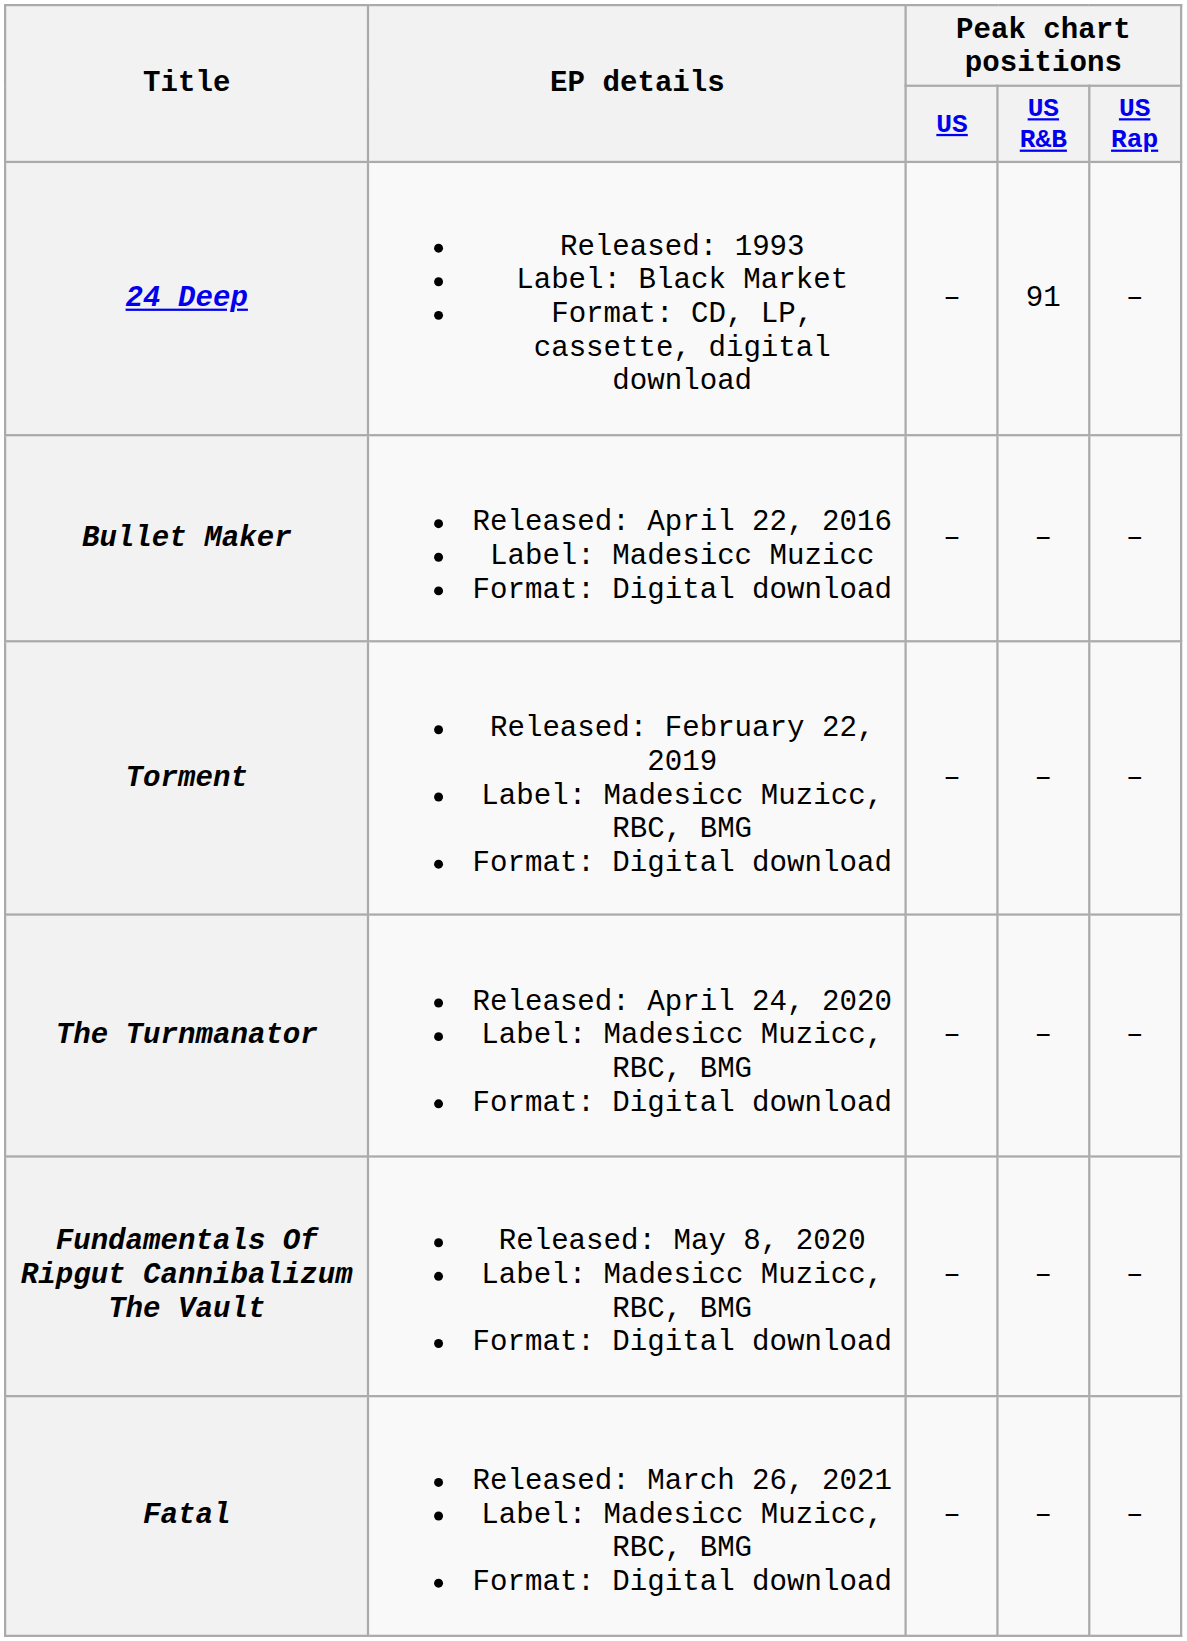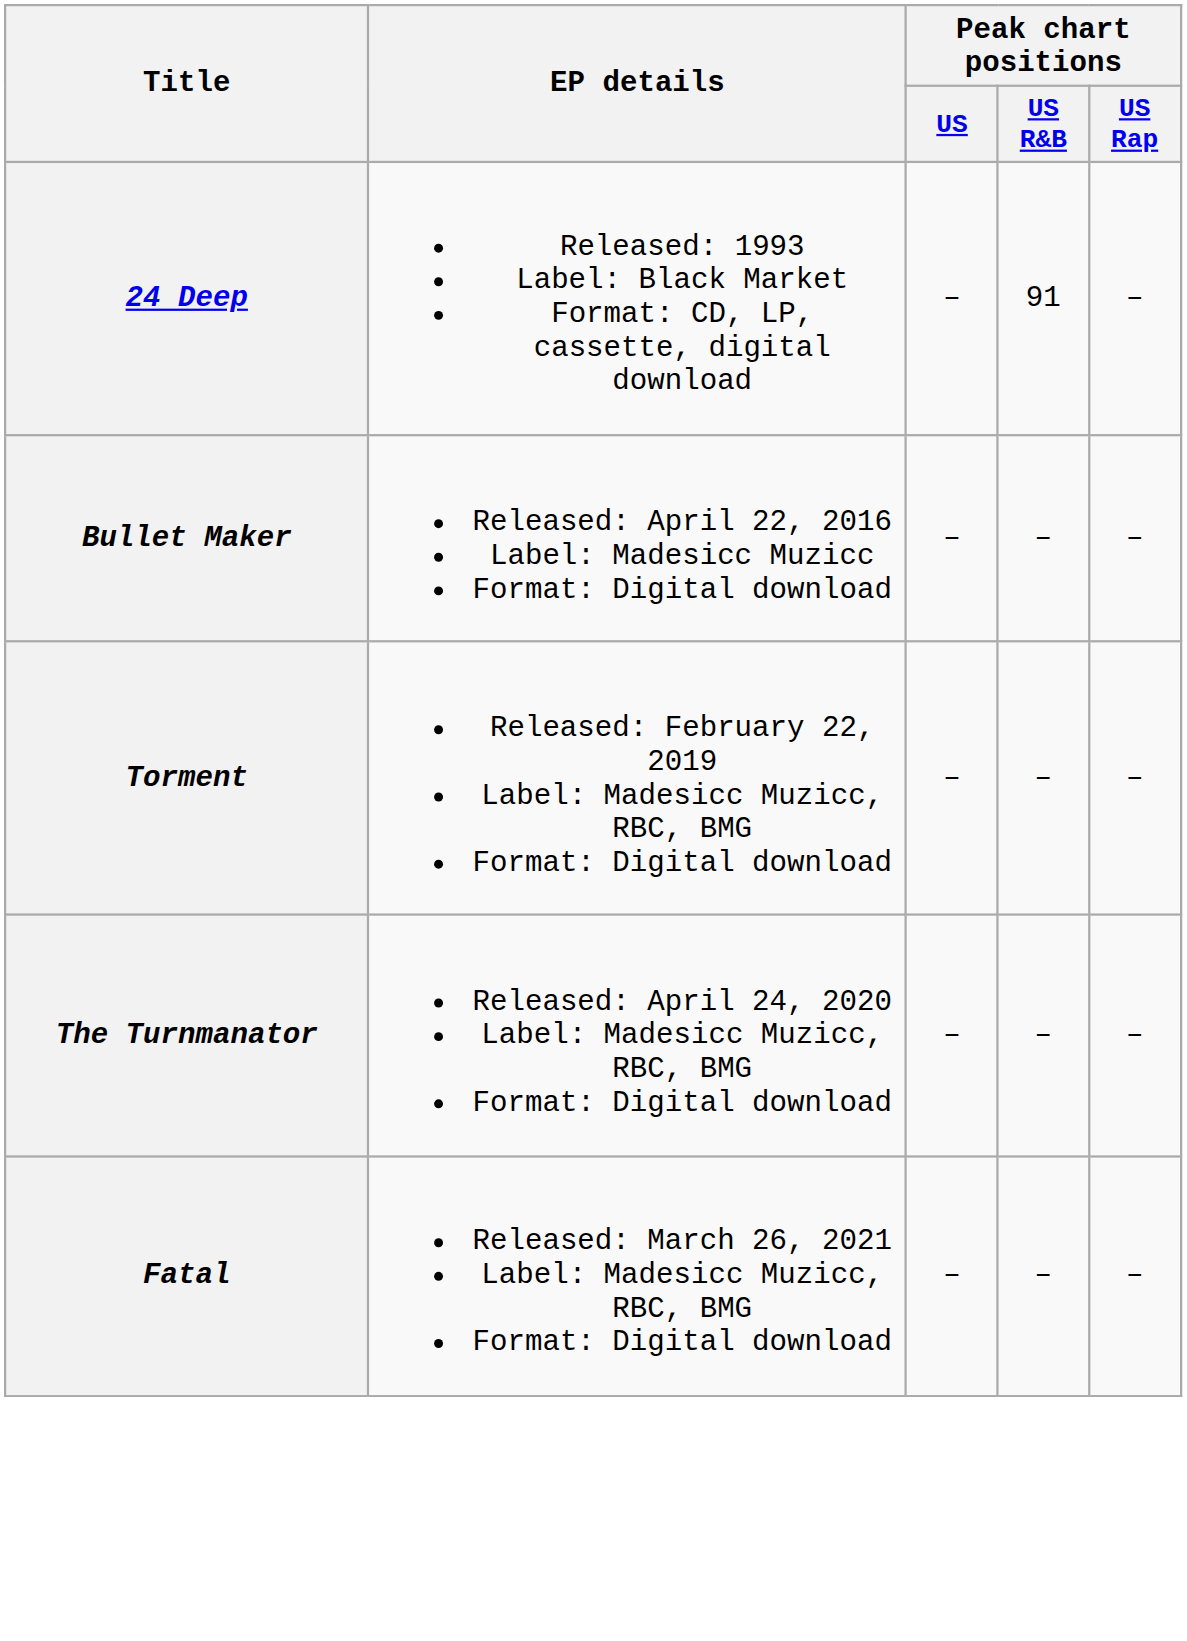- row: (187, 1276)
